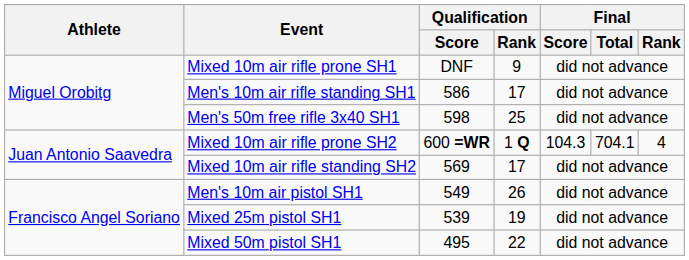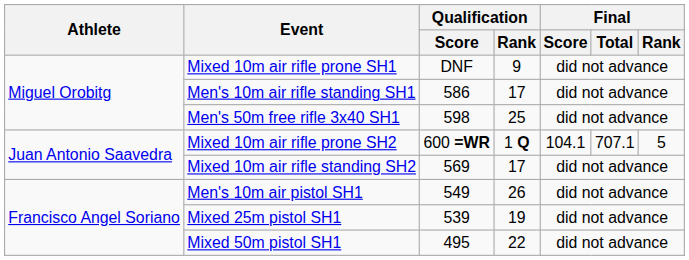(565, 143) 104.3 -> (565, 143) 104.1
(615, 143) 704.1 -> (615, 143) 707.1
(661, 143) 4 -> (661, 143) 5
